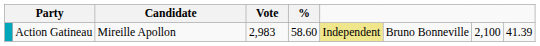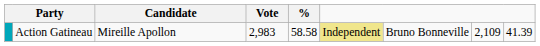(304, 32) 58.60 -> (304, 32) 58.58
(488, 32) 2,100 -> (488, 32) 2,109
